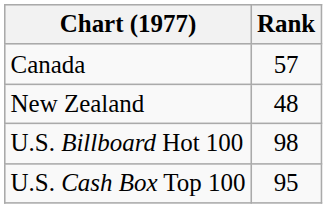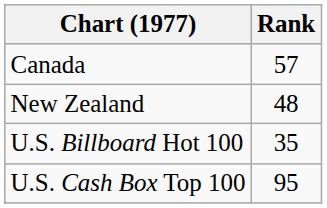(286, 143) 98 -> (286, 143) 35
